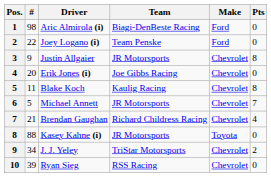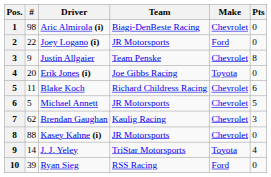(220, 27) Ford -> (230, 27) Chevrolet
(137, 42) Team Penske -> (141, 42) JR Motorsports
(141, 58) JR Motorsports -> (137, 58) Team Penske
(230, 73) Chevrolet -> (224, 73) Toyota
(139, 88) Kaulig Racing -> (160, 88) Richard Childress Racing
(255, 88) 8 -> (255, 88) 6
(255, 104) 7 -> (255, 104) 5
(32, 119) 21 -> (32, 119) 62
(160, 119) Richard Childress Racing -> (139, 119) Kaulig Racing
(255, 119) 4 -> (255, 119) 3
(224, 134) Toyota -> (230, 134) Chevrolet
(32, 149) 34 -> (32, 149) 14
(230, 149) Chevrolet -> (224, 149) Toyota
(255, 149) 2 -> (255, 149) 4
(230, 165) Chevrolet -> (220, 165) Ford
